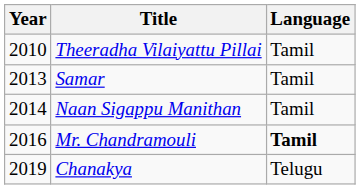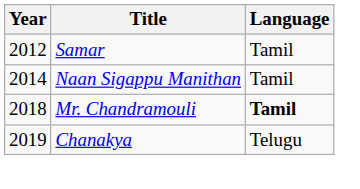- row: (159, 49)
(28, 79) 2013 -> (28, 49) 2012
(28, 139) 2016 -> (28, 109) 2018
